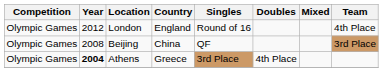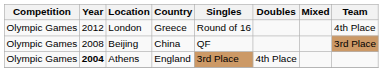(172, 28) England -> (171, 28) Greece
(171, 59) Greece -> (172, 59) England
